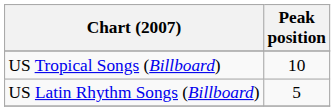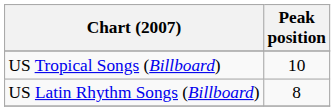(297, 92) 5 -> (297, 92) 8
